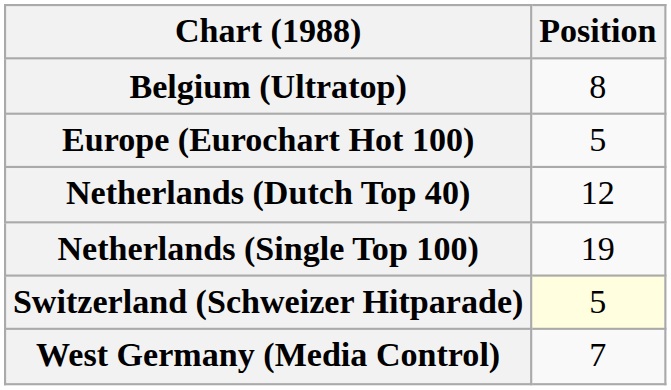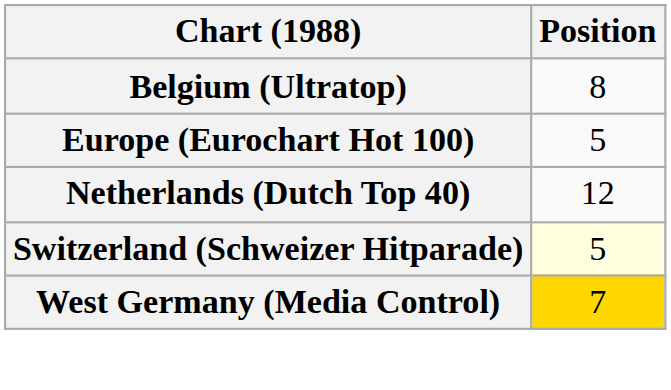- row: (268, 247)
(598, 355) no background -> (598, 301) gold background
